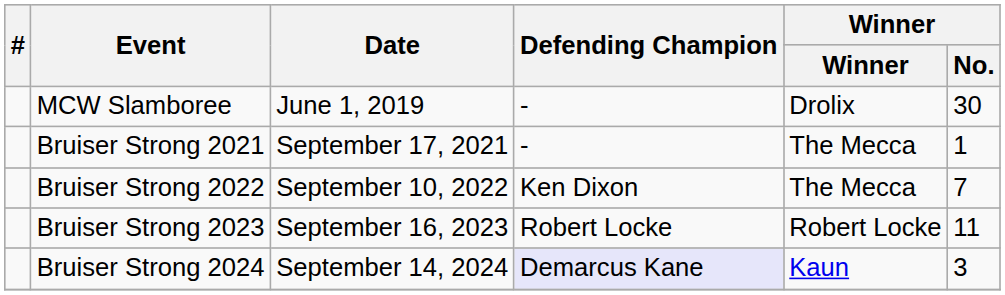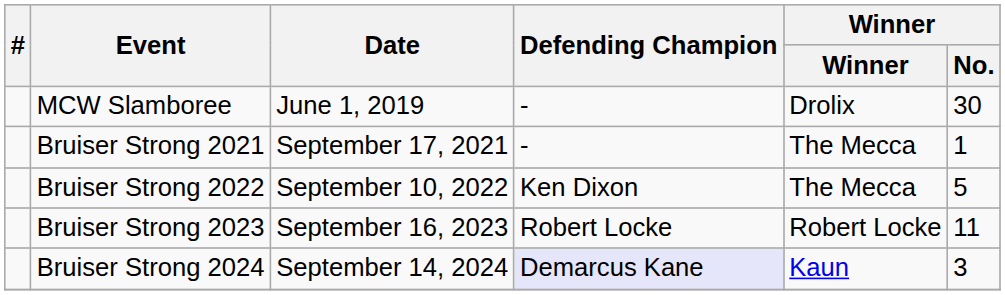(960, 187) 7 -> (960, 187) 5
